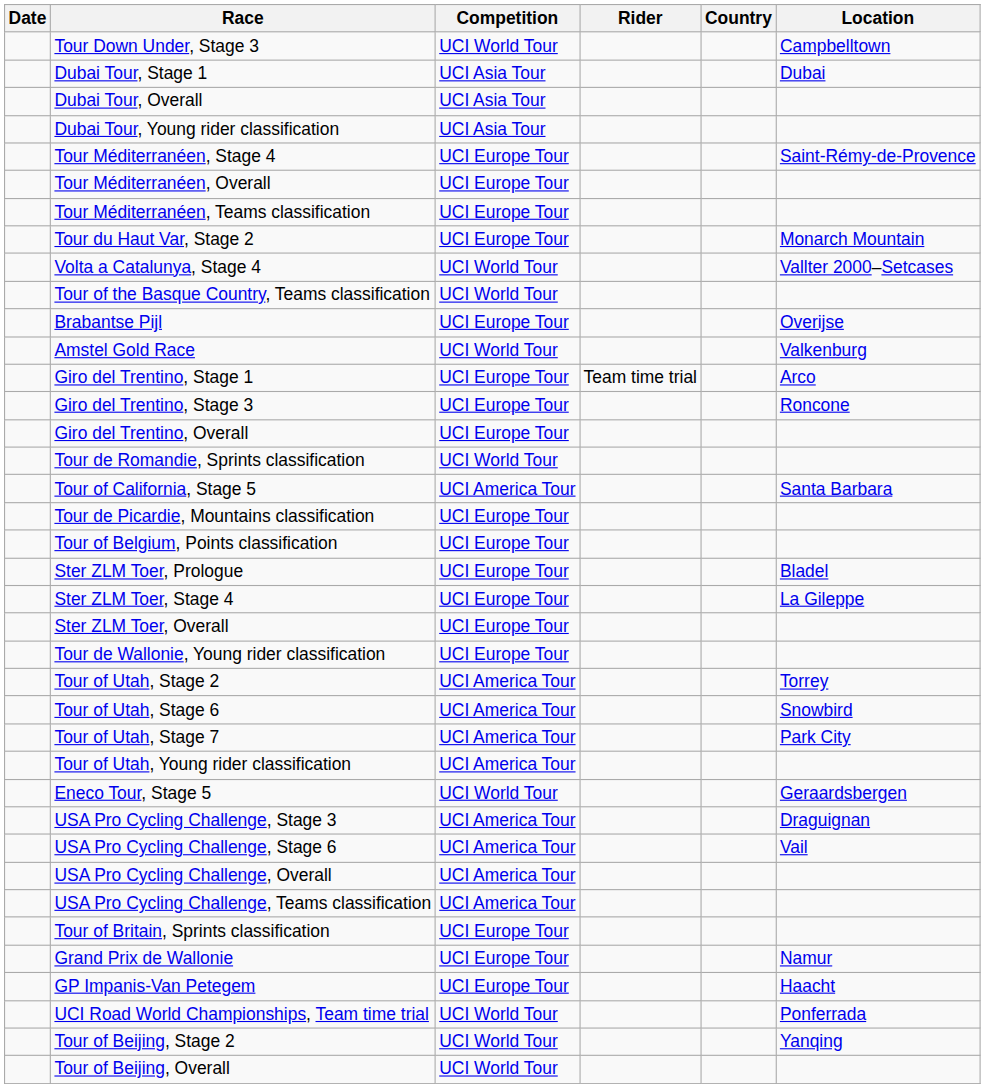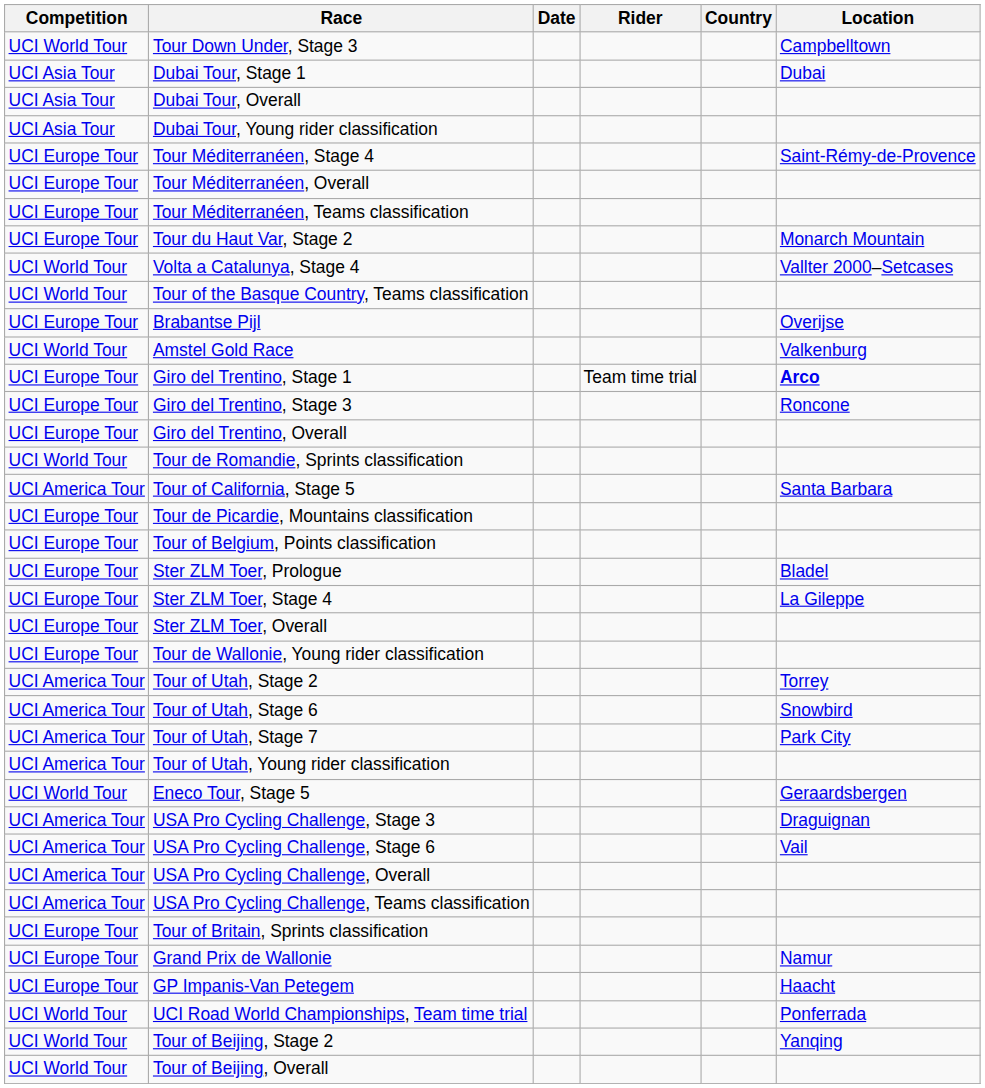columns swapped: (27, 18) <-> (507, 18)
(798, 377) normal -> (800, 377) bold
